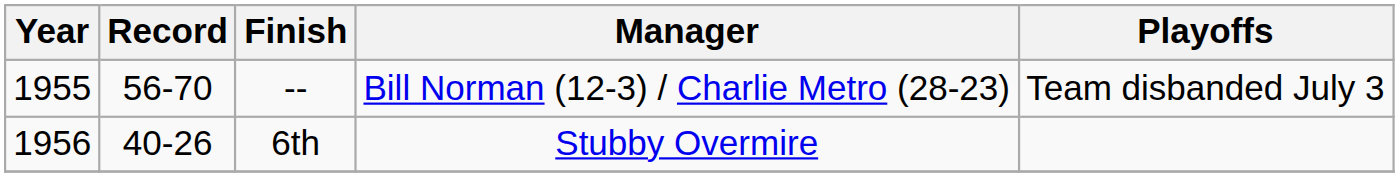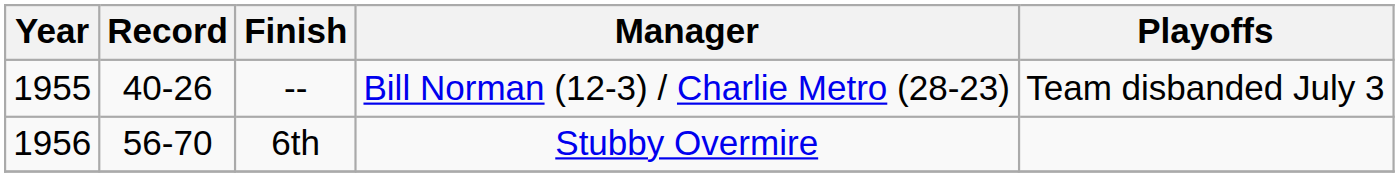(168, 87) 56-70 -> (168, 87) 40-26
(168, 143) 40-26 -> (168, 143) 56-70
